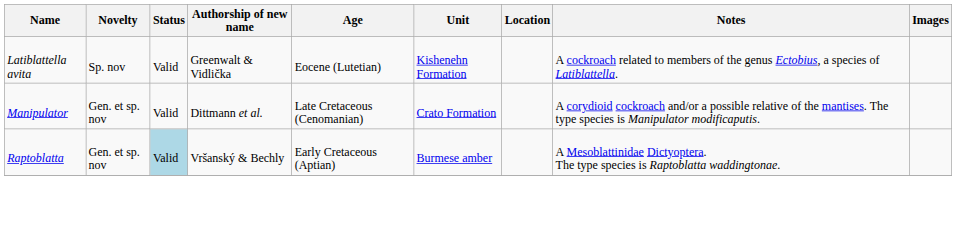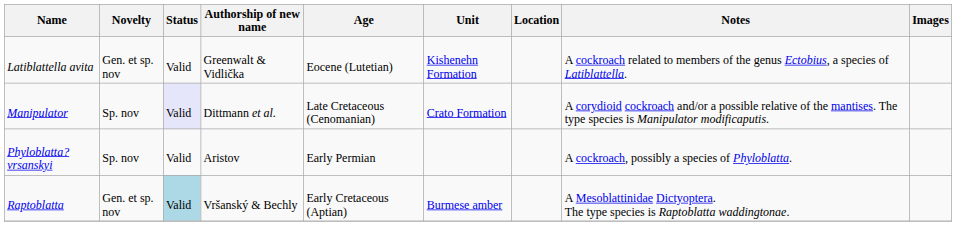(107, 66) Sp. nov -> (128, 66) Gen. et sp. nov
(114, 112) Gen. et sp. nov -> (121, 112) Sp. nov
(166, 112) no background -> (179, 112) lavender background
+ row: (38, 158)
